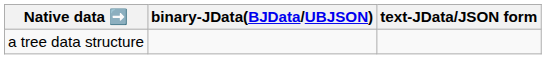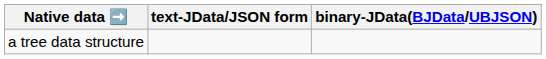columns swapped: (459, 17) <-> (262, 17)
